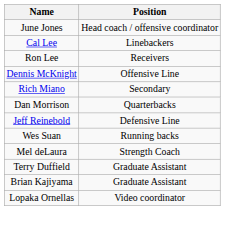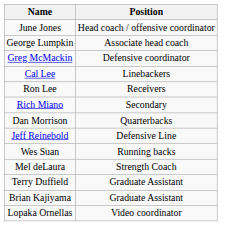+ row: (40, 43)
+ row: (40, 58)
- row: (42, 74)
